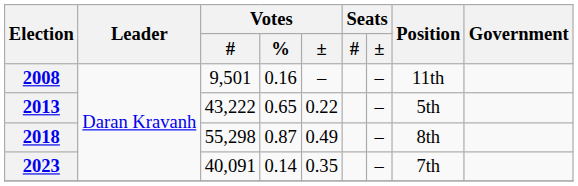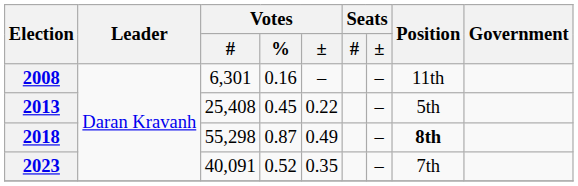(230, 78) 9,501 -> (230, 78) 6,301
(230, 107) 43,222 -> (230, 107) 25,408
(281, 107) 0.65 -> (281, 107) 0.45
(428, 136) normal -> (428, 136) bold
(281, 166) 0.14 -> (281, 166) 0.52
